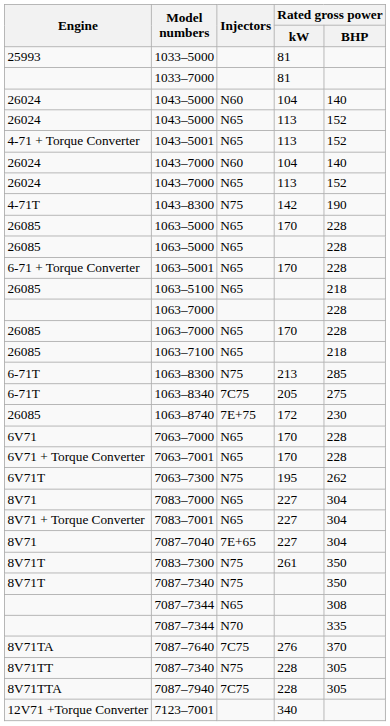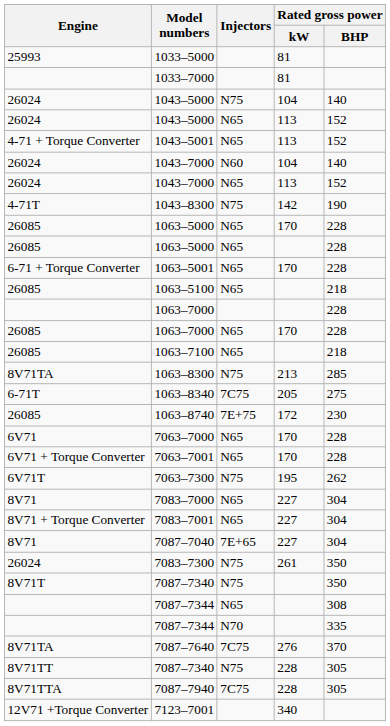(232, 99) N60 -> (232, 99) N75
(24, 373) 6-71T -> (31, 373) 8V71TA
(26, 562) 8V71T -> (24, 562) 26024
